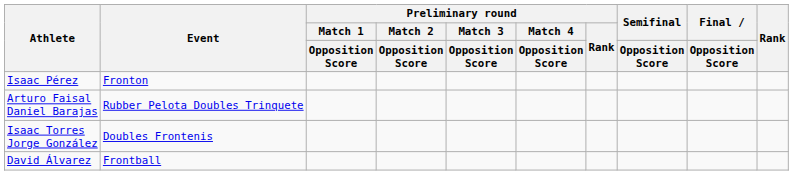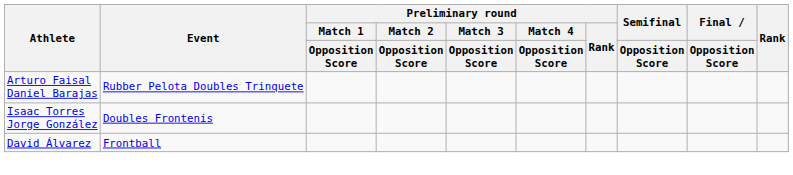- row: (43, 80)
